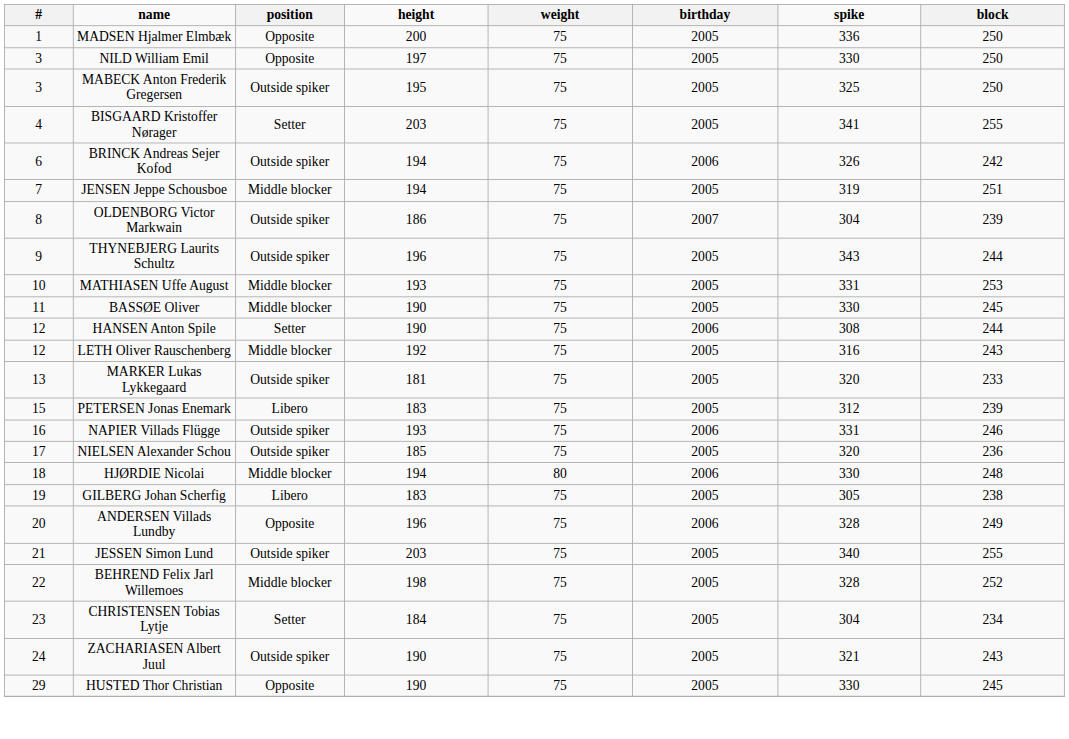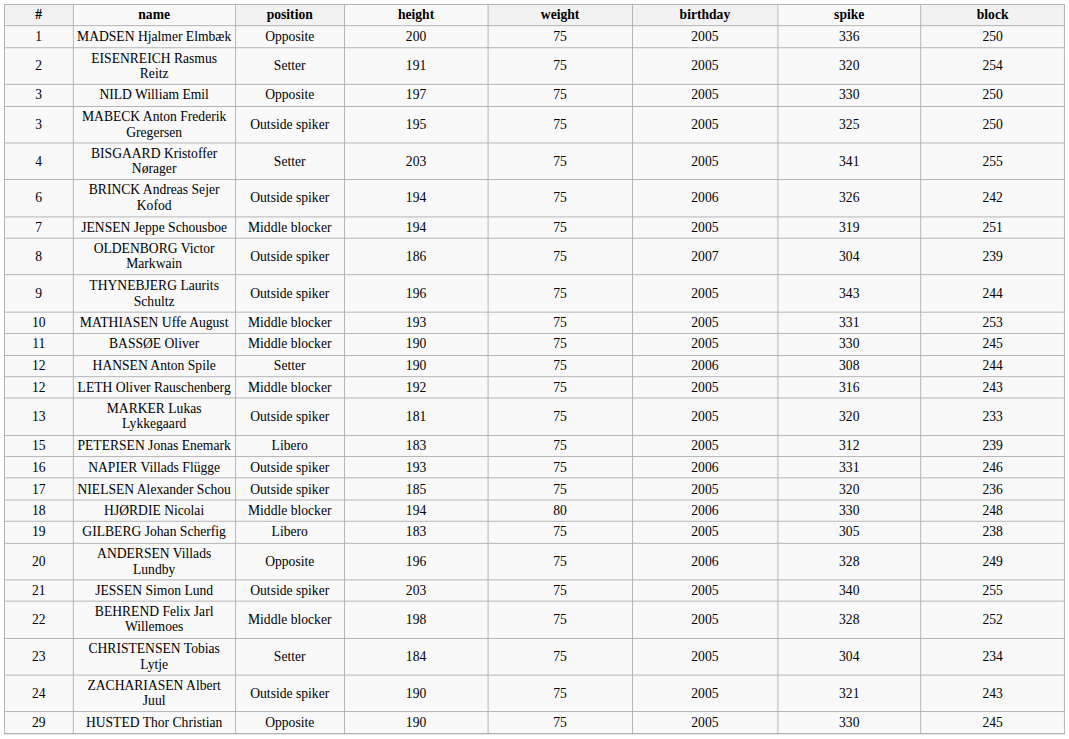+ row: (154, 66)
